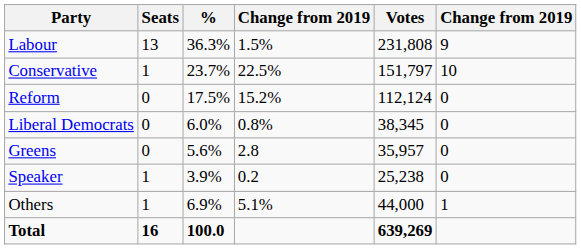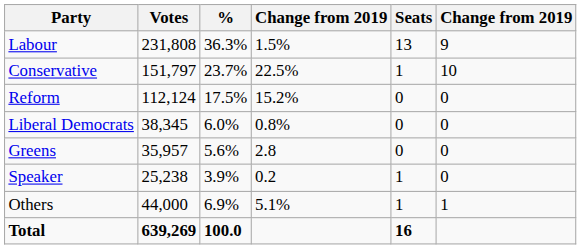columns swapped: (405, 17) <-> (160, 17)
